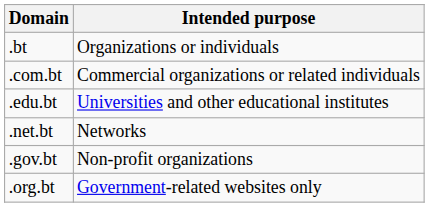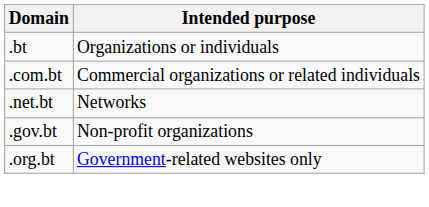- row: (33, 103)
